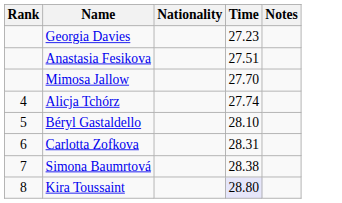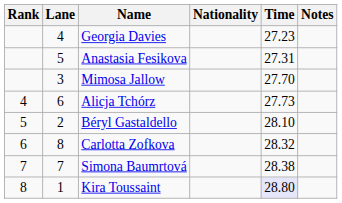+ column: (60, 15)
(244, 58) 27.51 -> (280, 58) 27.31
(244, 101) 27.74 -> (280, 101) 27.73
(244, 144) 28.31 -> (280, 144) 28.32
